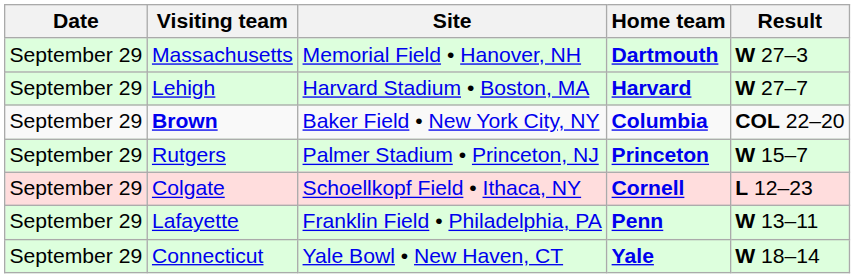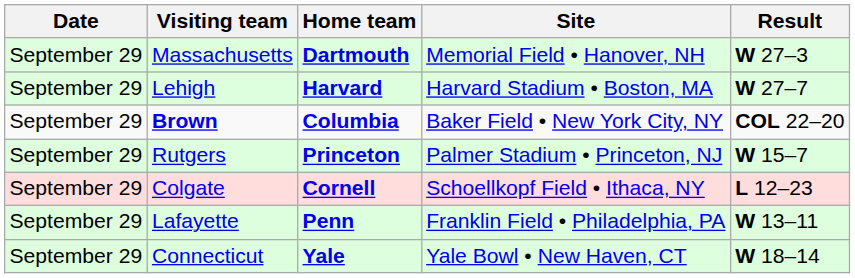columns swapped: (669, 21) <-> (452, 21)
